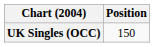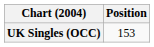(126, 32) 150 -> (126, 32) 153
